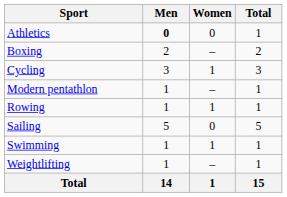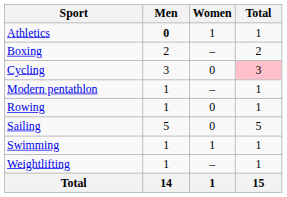(212, 32) 0 -> (212, 32) 1
(212, 70) 1 -> (212, 70) 0
(258, 70) no background -> (258, 70) pink background
(212, 107) 1 -> (212, 107) 0
